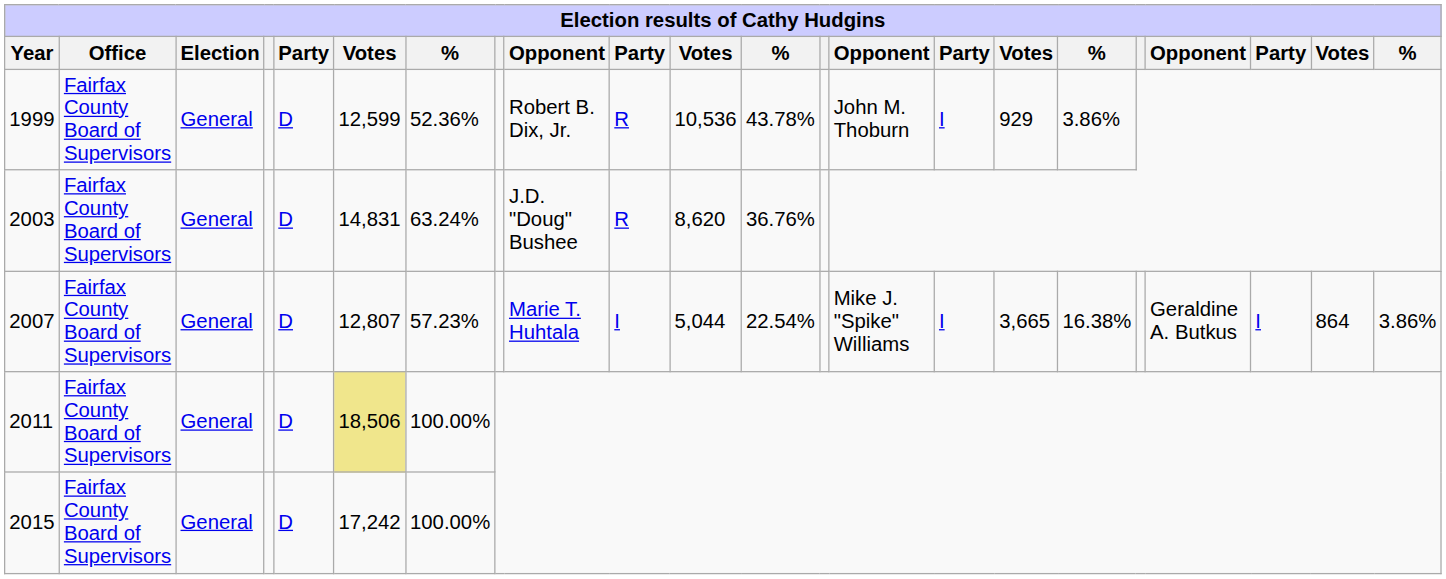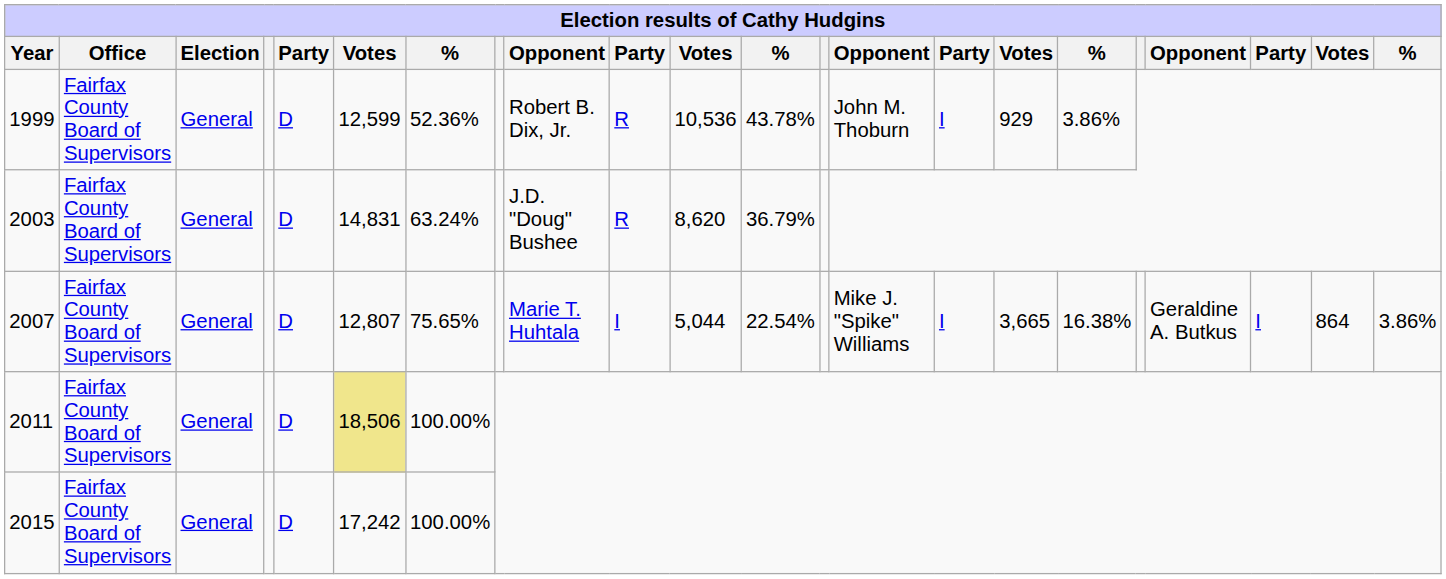(780, 220) 36.76% -> (780, 220) 36.79%
(444, 320) 57.23% -> (444, 320) 75.65%
